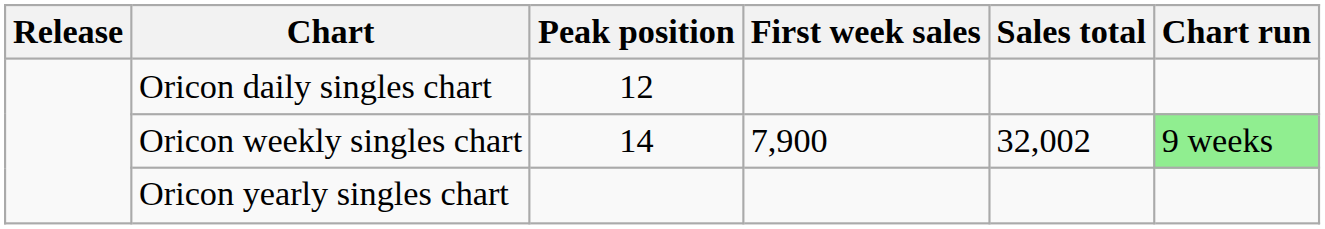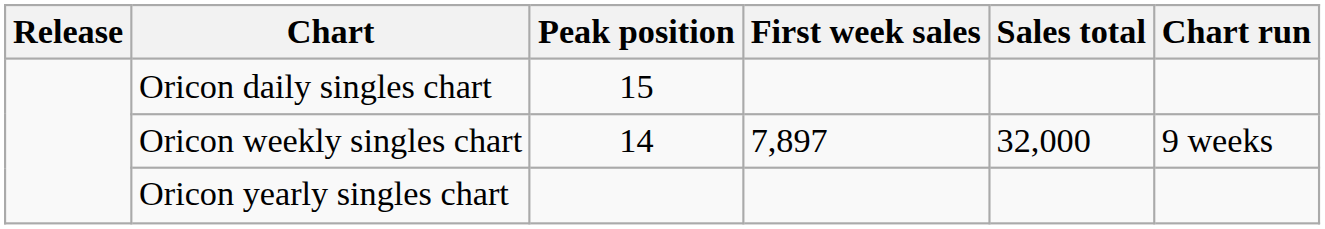(636, 85) 12 -> (636, 85) 15
(789, 140) 7,900 -> (789, 140) 7,897
(1044, 140) 32,002 -> (1044, 140) 32,000
(1217, 140) lightgreen background -> (1217, 140) no background
